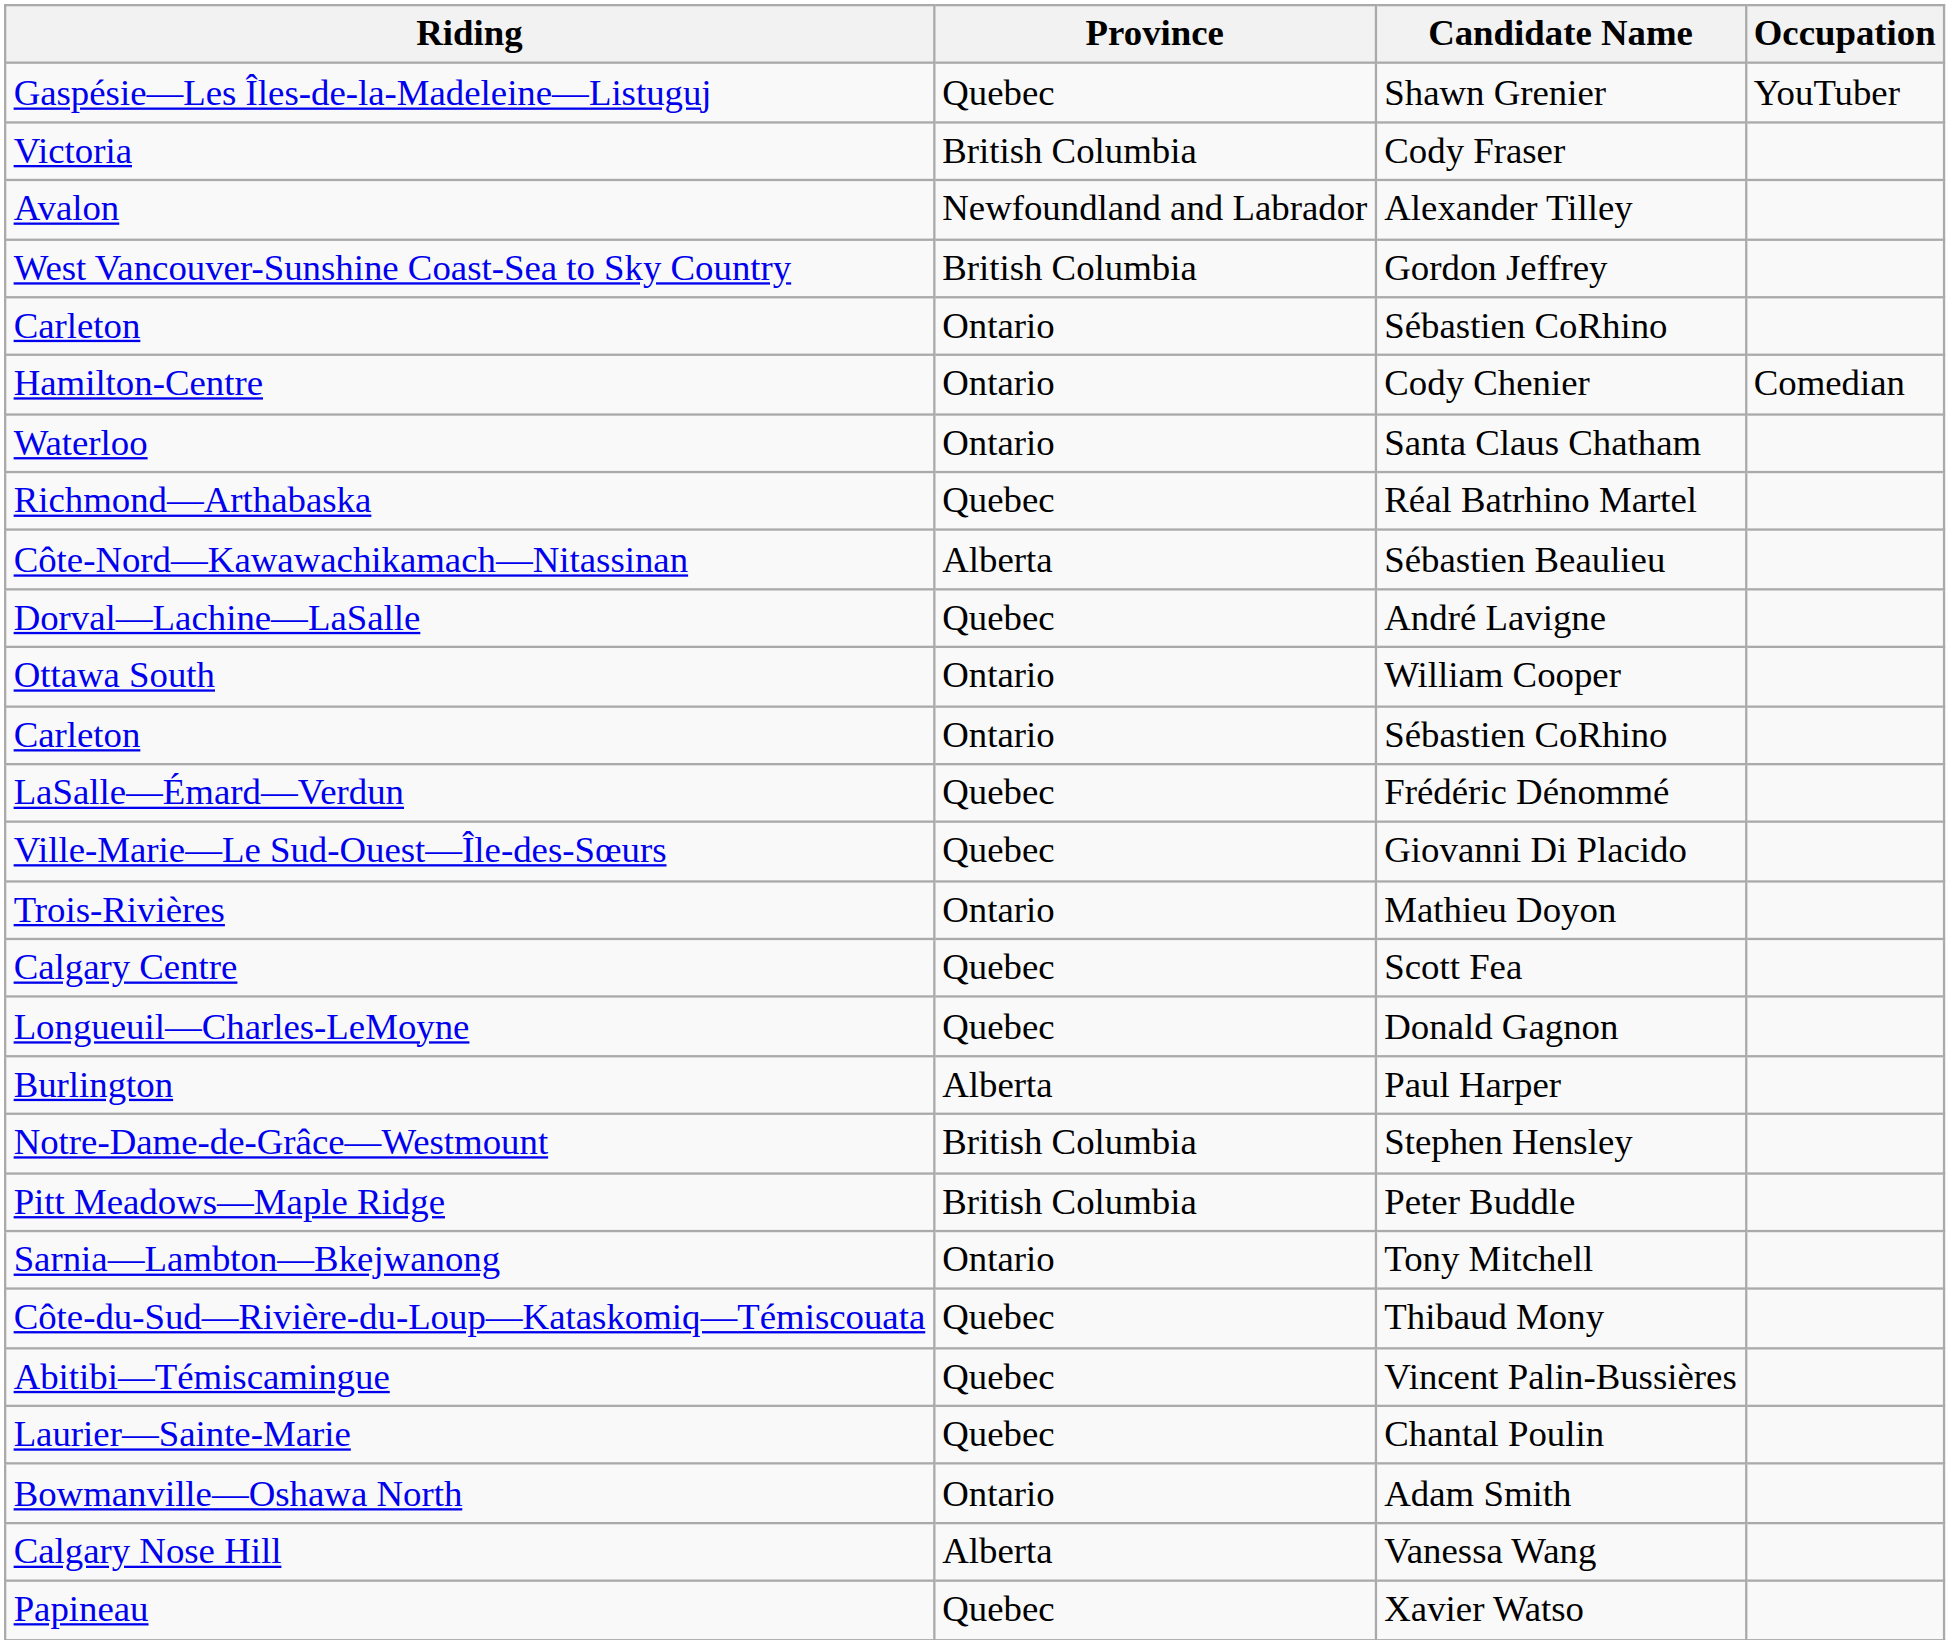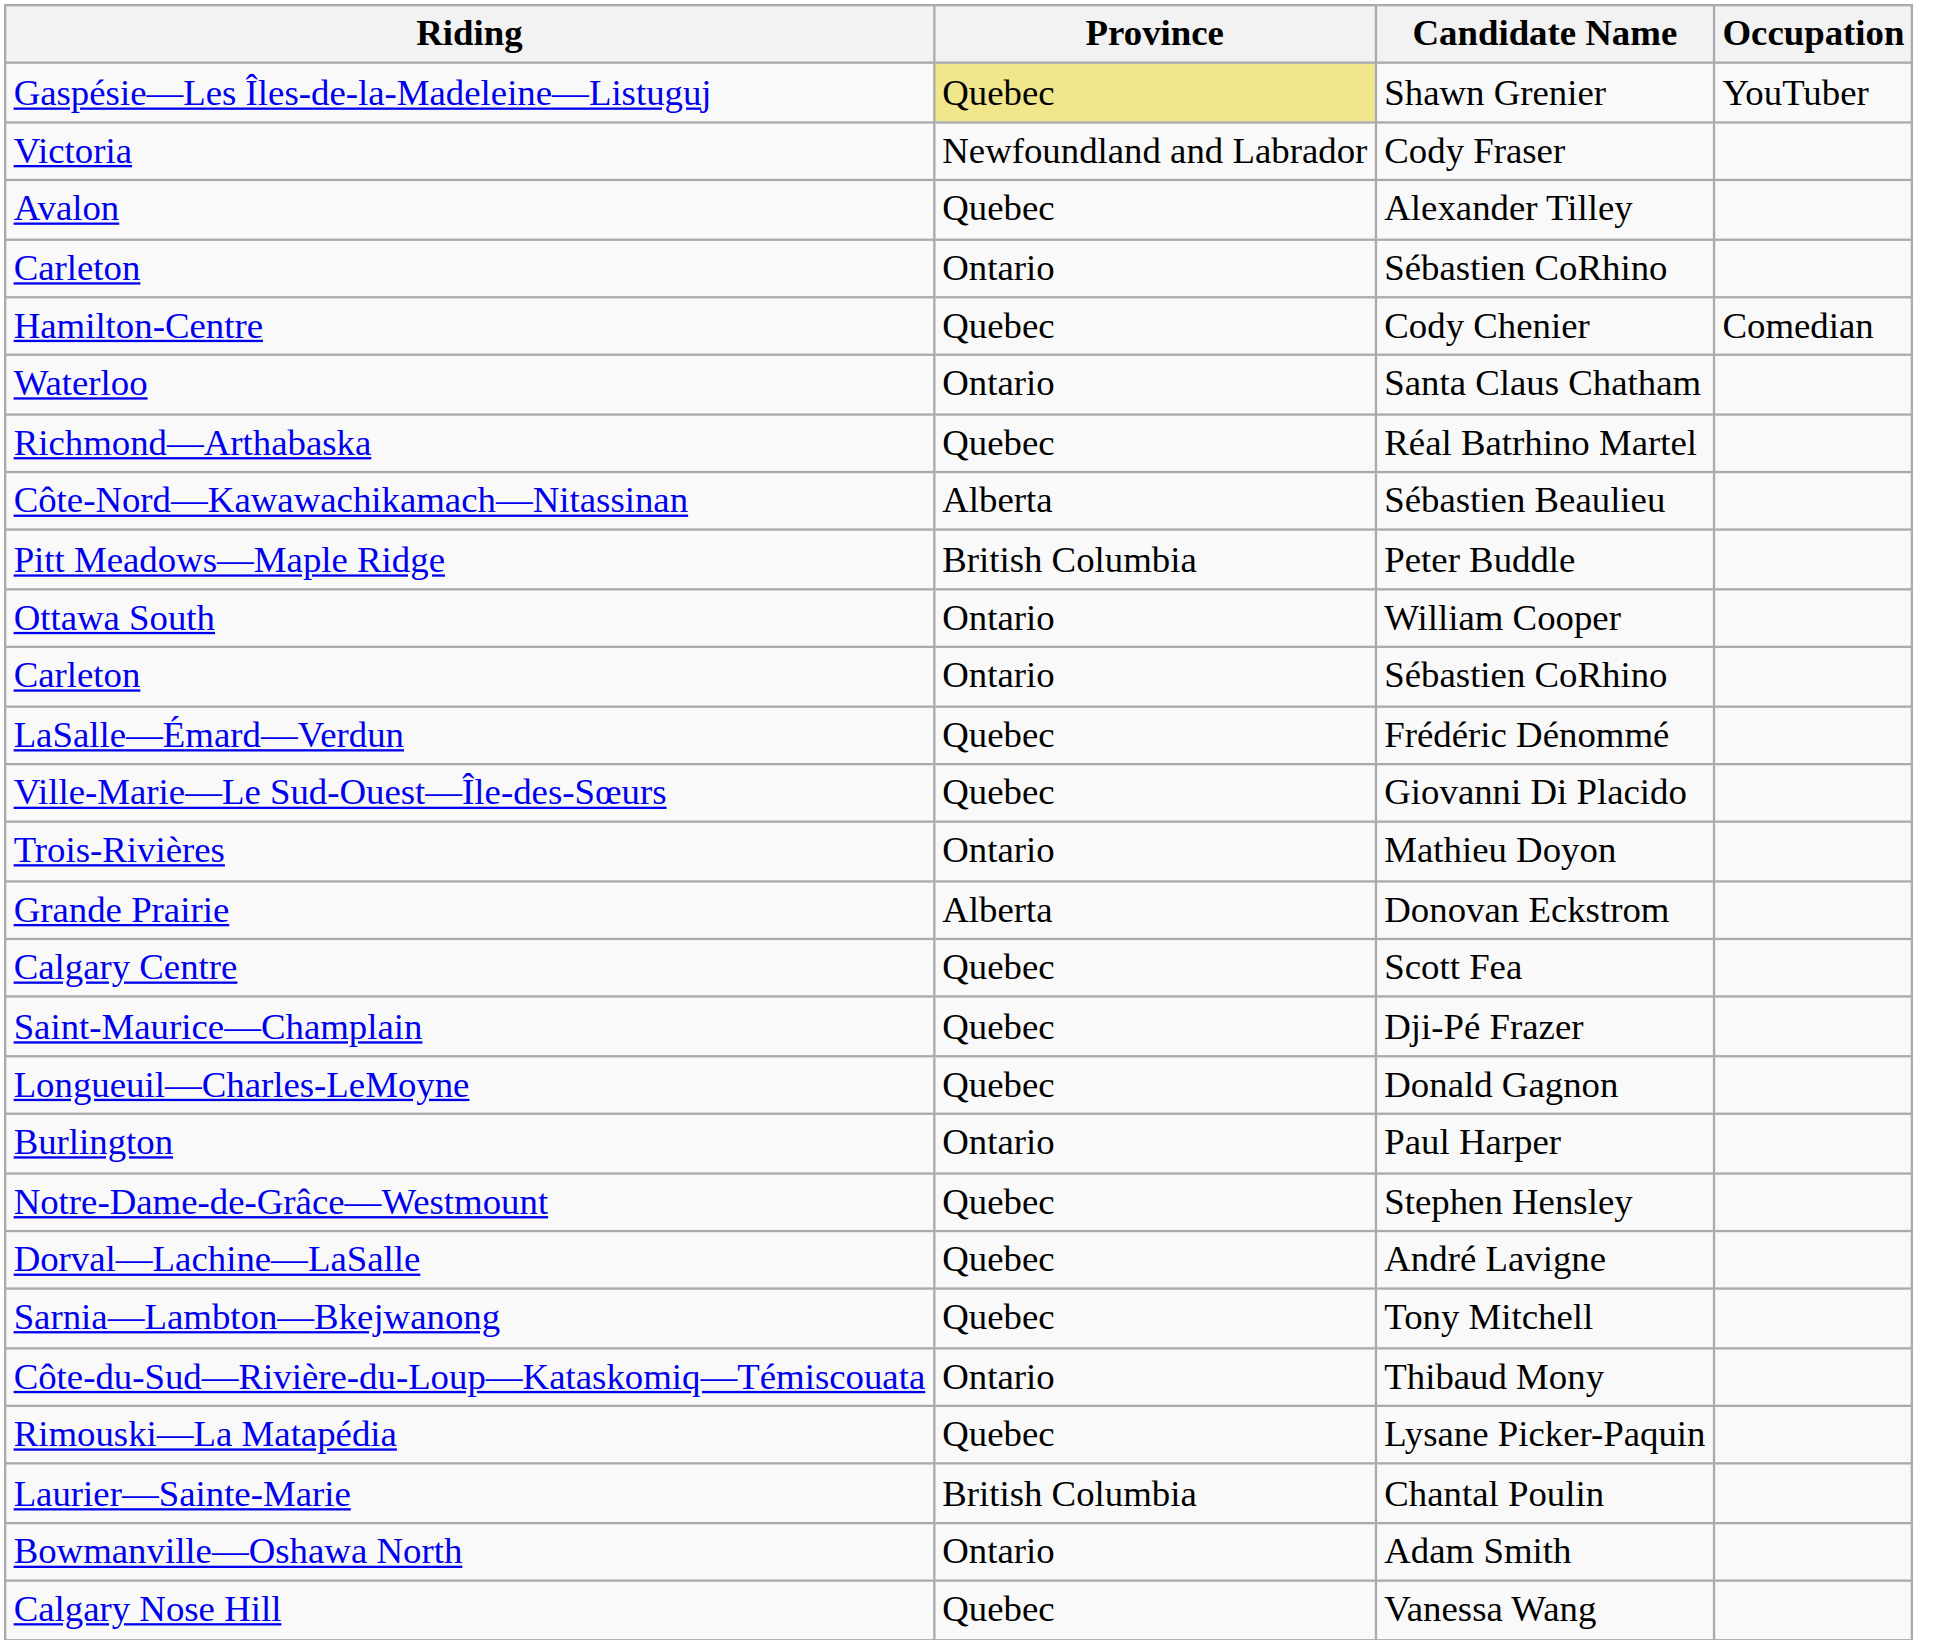(998, 92) no background -> (998, 92) khaki background
(1069, 150) British Columbia -> (1155, 150) Newfoundland and Labrador
(1155, 208) Newfoundland and Labrador -> (998, 208) Quebec
- row: (402, 267)
(998, 383) Ontario -> (998, 325) Quebec
rows swapped: (229, 1200) <-> (217, 617)
+ row: (121, 909)
+ row: (218, 1025)
(997, 1084) Alberta -> (998, 1142) Ontario
(1069, 1142) British Columbia -> (998, 1200) Quebec
(998, 1259) Ontario -> (998, 1317) Quebec
(998, 1317) Quebec -> (998, 1376) Ontario
- row: (202, 1376)
+ row: (205, 1434)
(998, 1434) Quebec -> (1069, 1492) British Columbia
(997, 1551) Alberta -> (998, 1609) Quebec
- row: (81, 1609)
